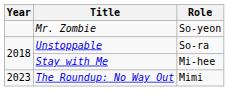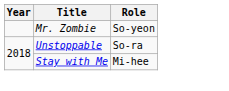- row: (105, 78)
